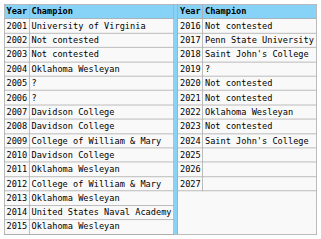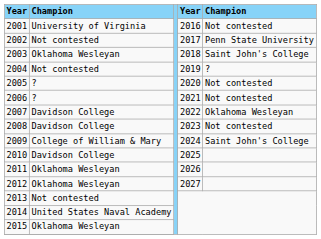(65, 55) Not contested -> (76, 55) Oklahoma Wesleyan
(76, 69) Oklahoma Wesleyan -> (65, 69) Not contested
(96, 184) College of William & Mary -> (76, 184) Oklahoma Wesleyan
(76, 198) Oklahoma Wesleyan -> (65, 198) Not contested
